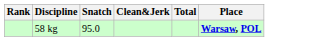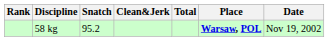+ column: (294, 12)
(91, 28) 95.0 -> (91, 28) 95.2
